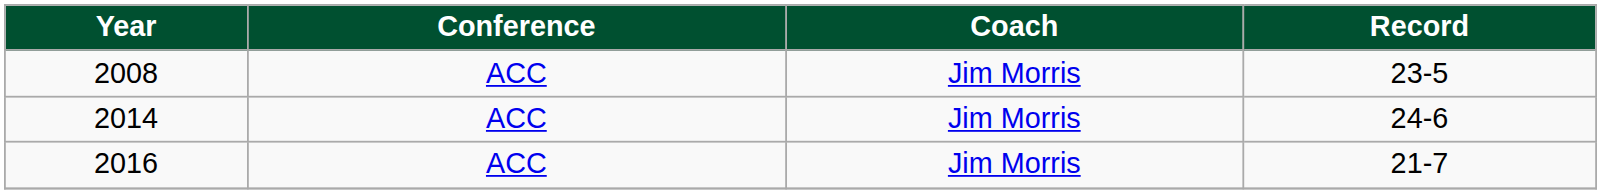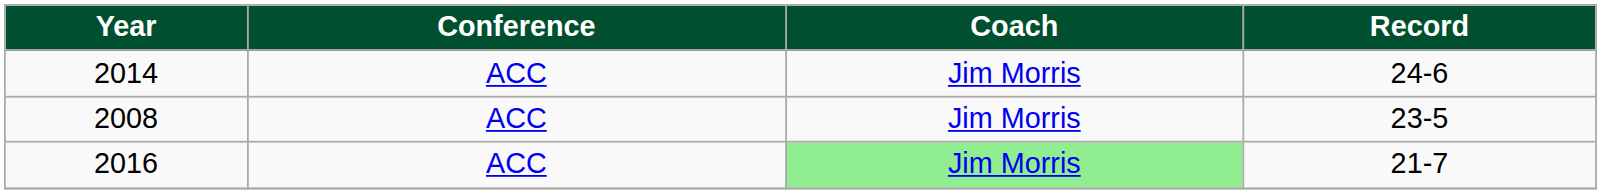rows swapped: (126, 73) <-> (126, 118)
(1014, 164) no background -> (1014, 164) lightgreen background
